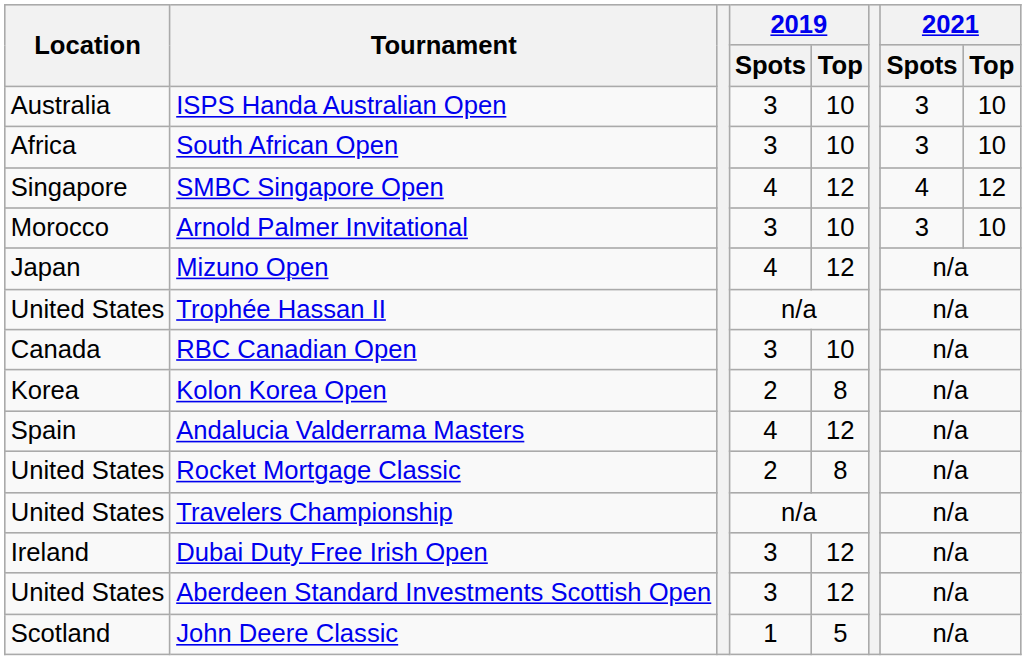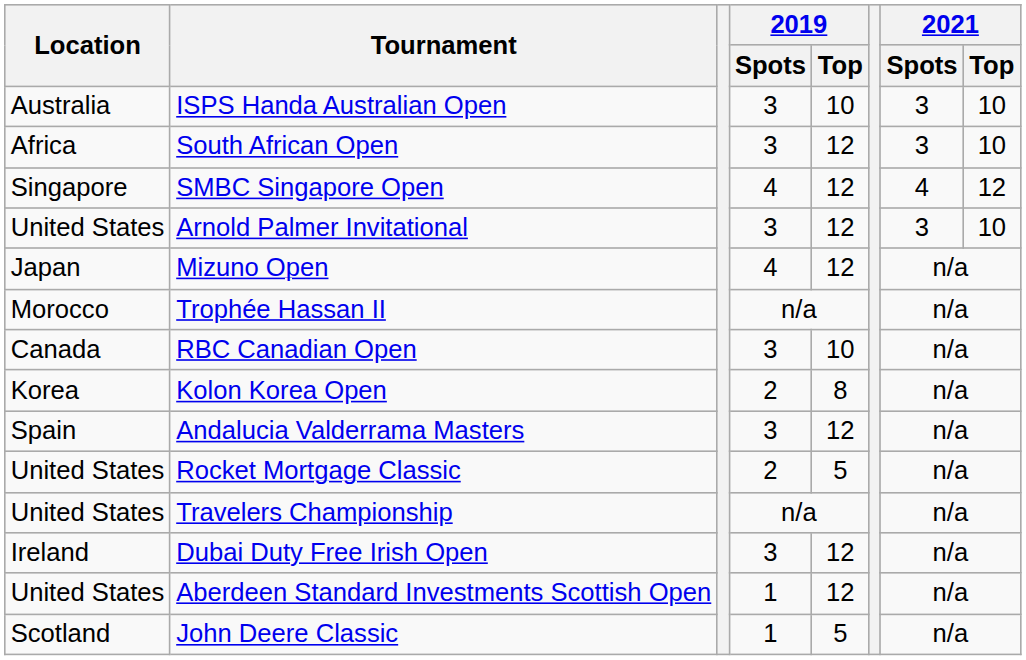(840, 146) 10 -> (840, 146) 12
(60, 227) Morocco -> (88, 227) United States
(840, 227) 10 -> (840, 227) 12
(88, 308) United States -> (60, 308) Morocco
(770, 430) 4 -> (770, 430) 3
(840, 471) 8 -> (840, 471) 5
(770, 593) 3 -> (770, 593) 1
